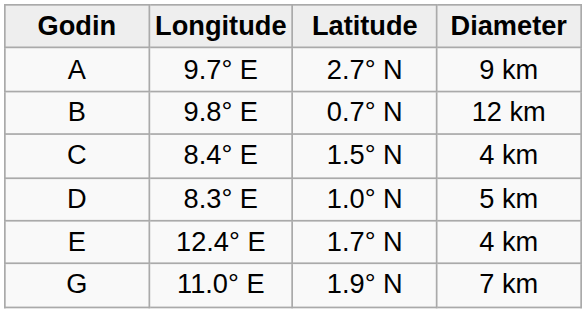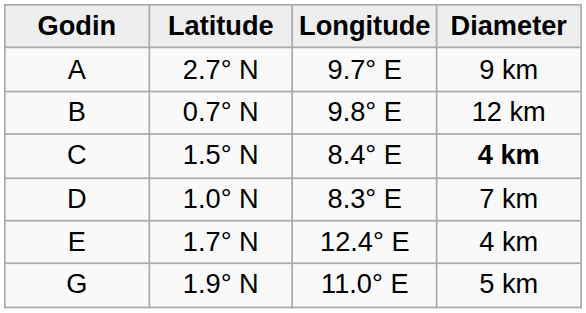columns swapped: (365, 26) <-> (221, 26)
(509, 155) normal -> (509, 155) bold
(509, 198) 5 km -> (509, 198) 7 km
(509, 284) 7 km -> (509, 284) 5 km
